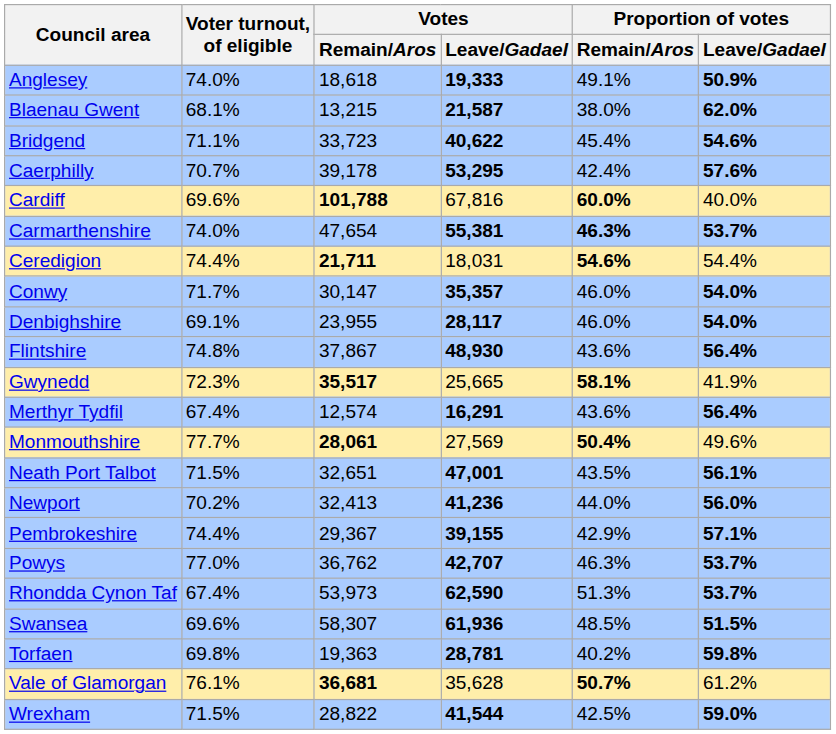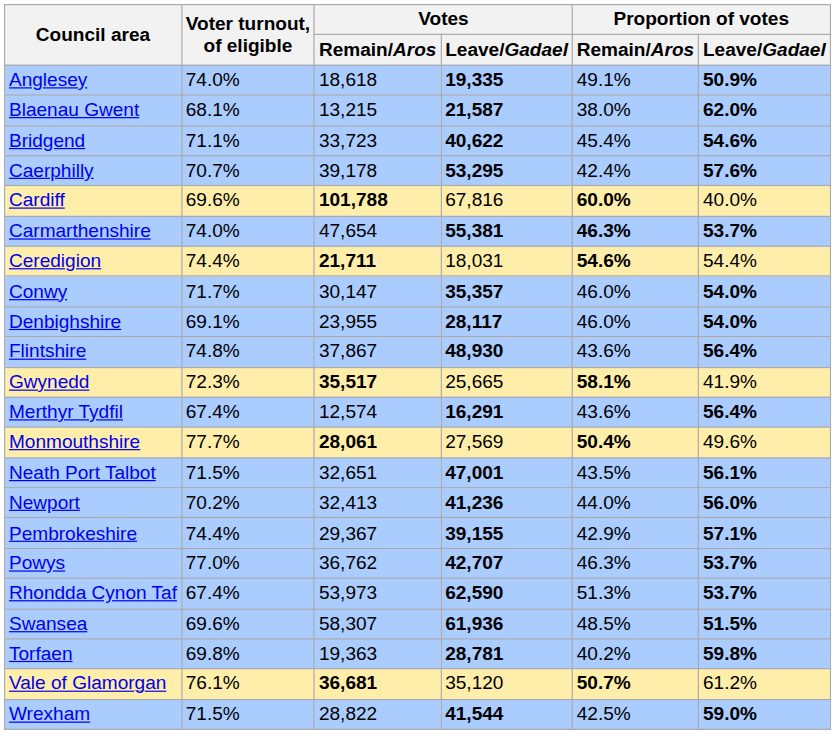(474, 79) 19,333 -> (474, 79) 19,335
(474, 683) 35,628 -> (474, 683) 35,120
